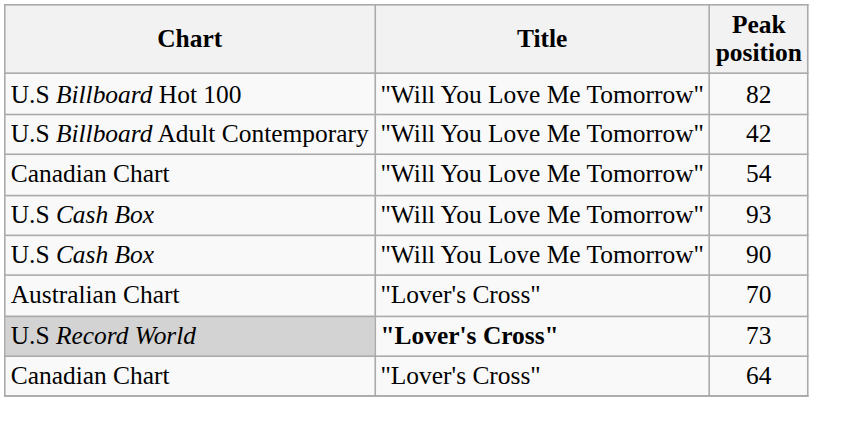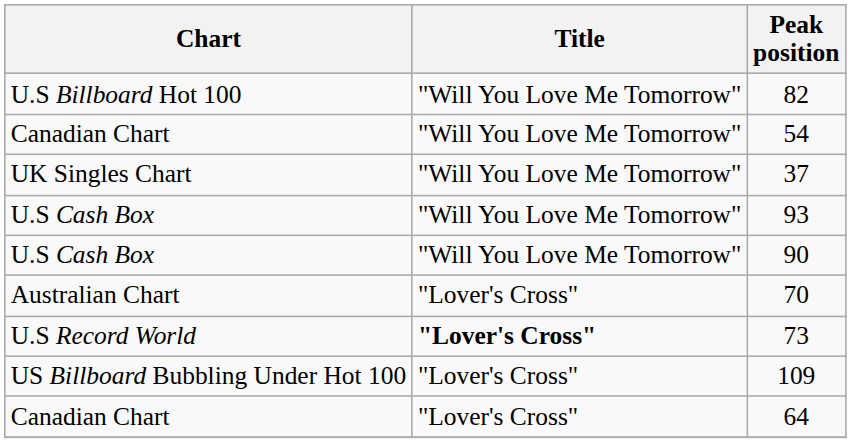- row: (759, 133)
+ row: (796, 174)
(103, 335) lightgrey background -> (103, 335) no background
+ row: (796, 376)
